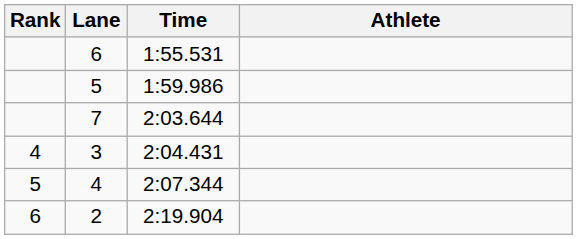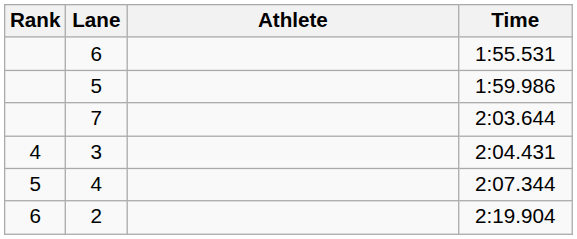columns swapped: (406, 20) <-> (183, 20)
